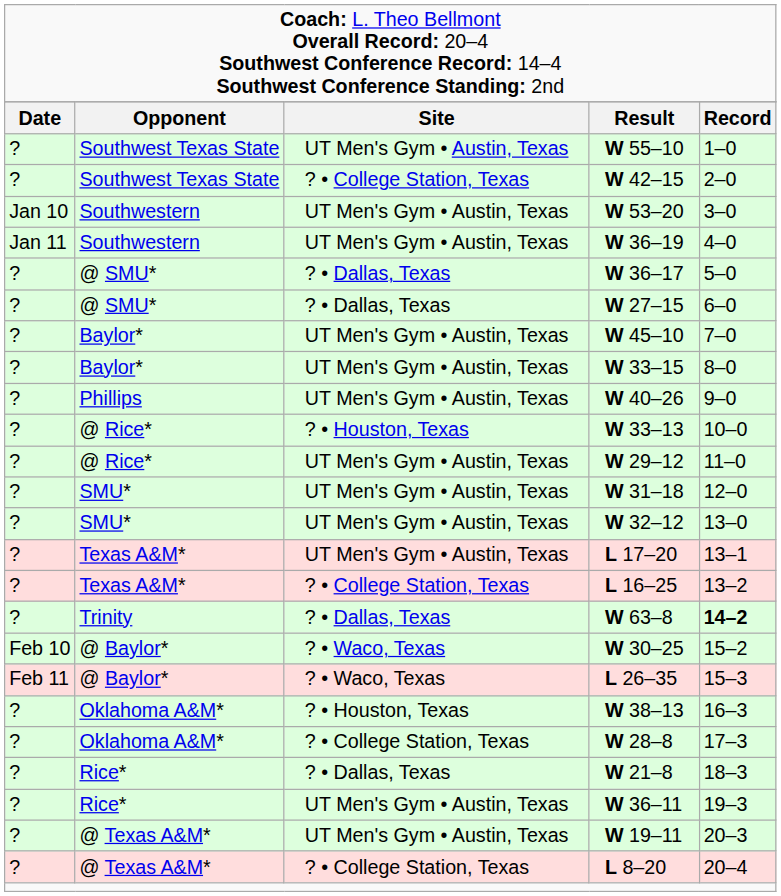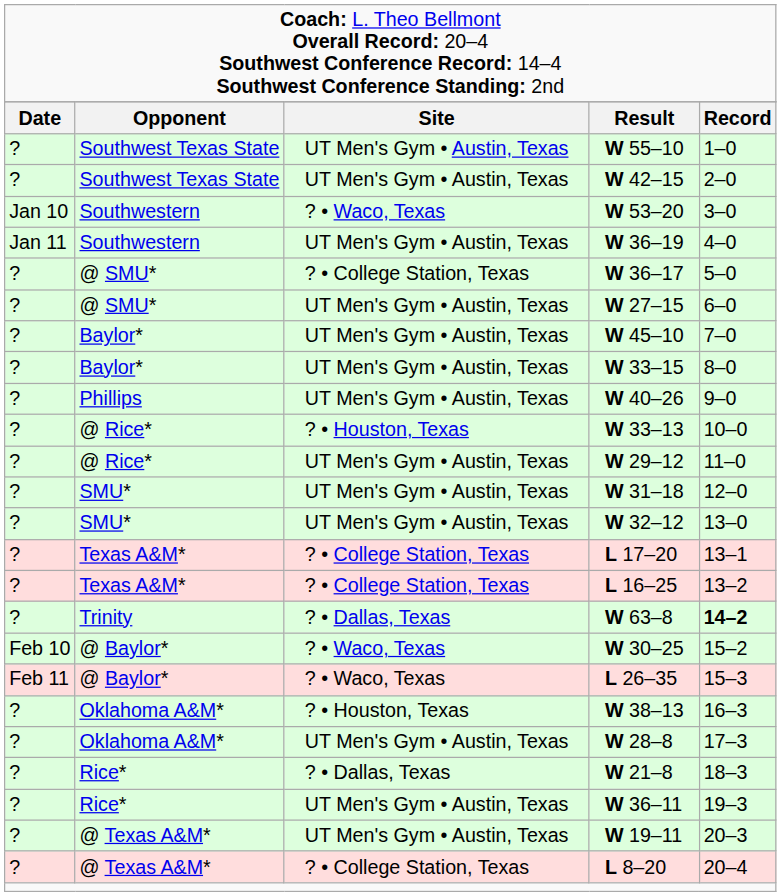(417, 180) ? • College Station, Texas -> (437, 180) UT Men's Gym • Austin, Texas
(437, 211) UT Men's Gym • Austin, Texas -> (375, 211) ? • Waco, Texas
(378, 273) ? • Dallas, Texas -> (417, 273) ? • College Station, Texas
(378, 305) ? • Dallas, Texas -> (437, 305) UT Men's Gym • Austin, Texas
(437, 554) UT Men's Gym • Austin, Texas -> (417, 554) ? • College Station, Texas
(417, 741) ? • College Station, Texas -> (437, 741) UT Men's Gym • Austin, Texas
